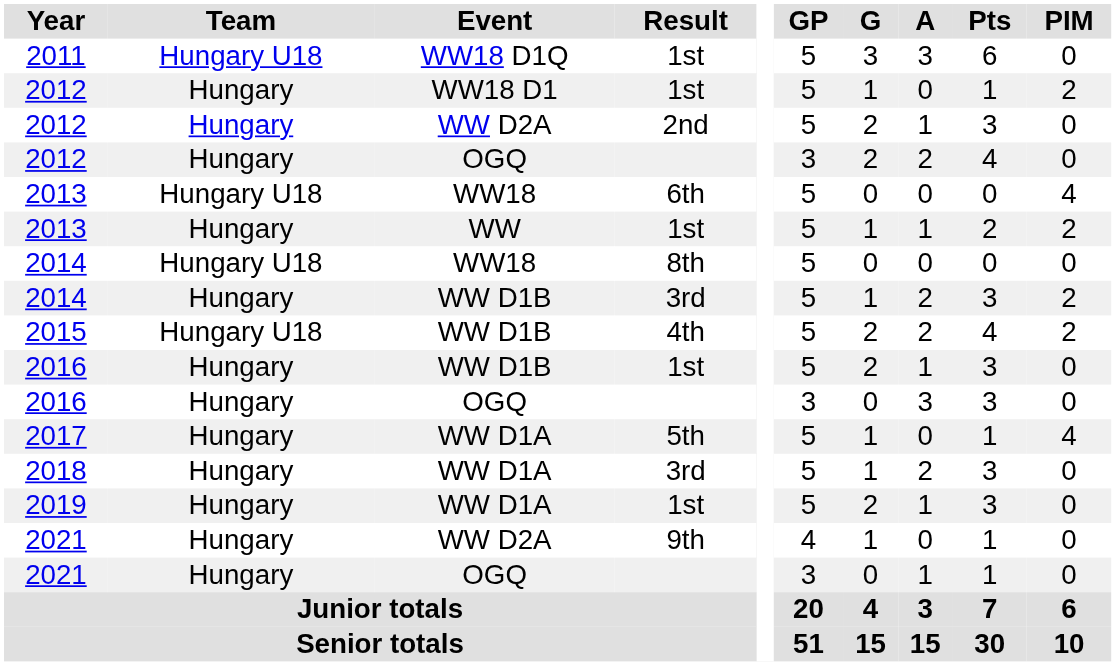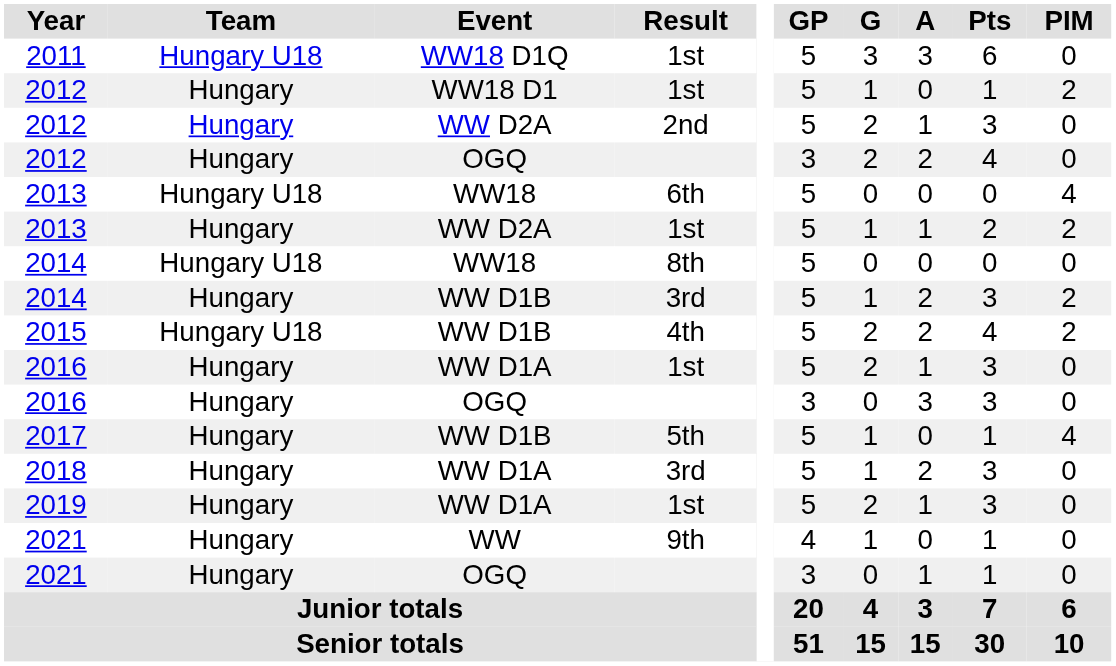(495, 228) WW -> (495, 228) WW D2A
(495, 366) WW D1B -> (495, 366) WW D1A
(495, 436) WW D1A -> (495, 436) WW D1B
(495, 539) WW D2A -> (495, 539) WW
